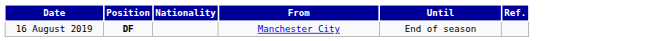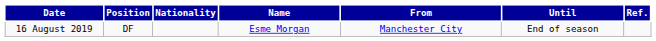+ column: (279, 13)
(128, 29) bold -> (128, 29) normal
